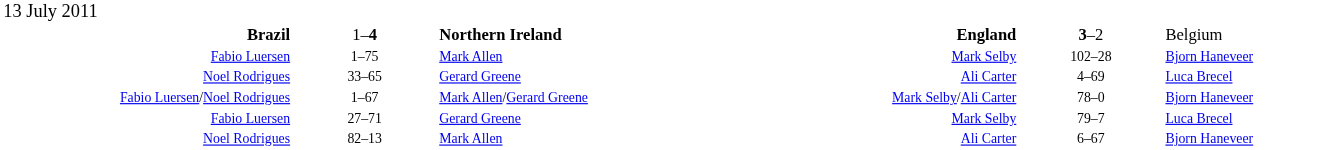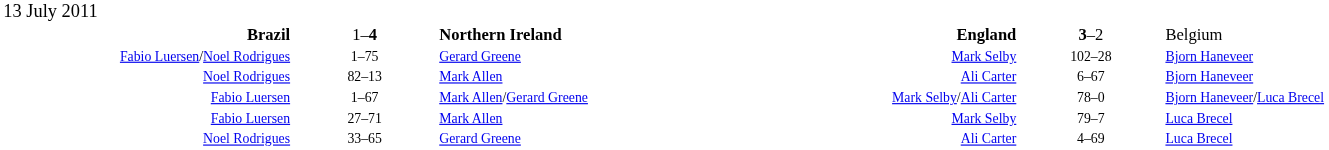(250, 56) Fabio Luersen -> (205, 56) Fabio Luersen/Noel Rodrigues
(471, 56) Mark Allen -> (480, 56) Gerard Greene
rows swapped: (365, 77) <-> (365, 139)
(205, 97) Fabio Luersen/Noel Rodrigues -> (250, 97) Fabio Luersen
(1209, 97) Bjorn Haneveer -> (1245, 97) Bjorn Haneveer/Luca Brecel
(480, 118) Gerard Greene -> (471, 118) Mark Allen
